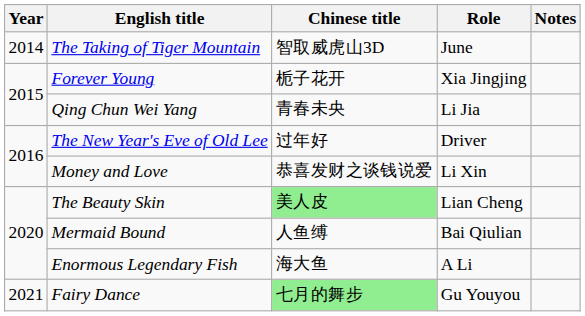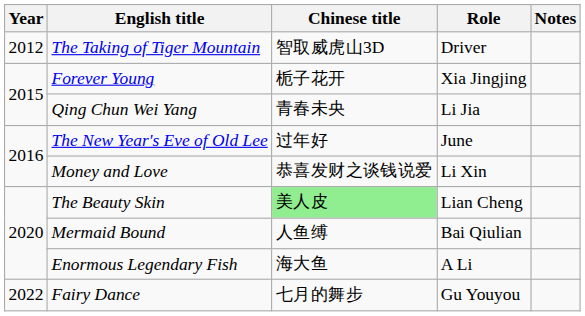(26, 47) 2014 -> (26, 47) 2012
(457, 47) June -> (464, 47) Driver
(464, 140) Driver -> (457, 140) June
(26, 295) 2021 -> (26, 295) 2022
(319, 294) lightgreen background -> (319, 294) no background
